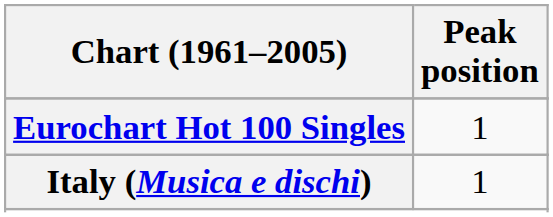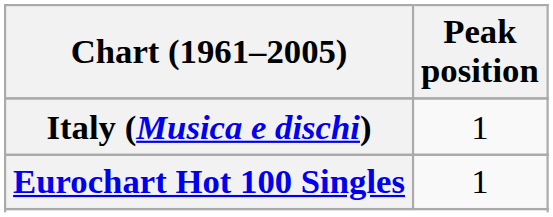rows swapped: (209, 126) <-> (209, 181)
